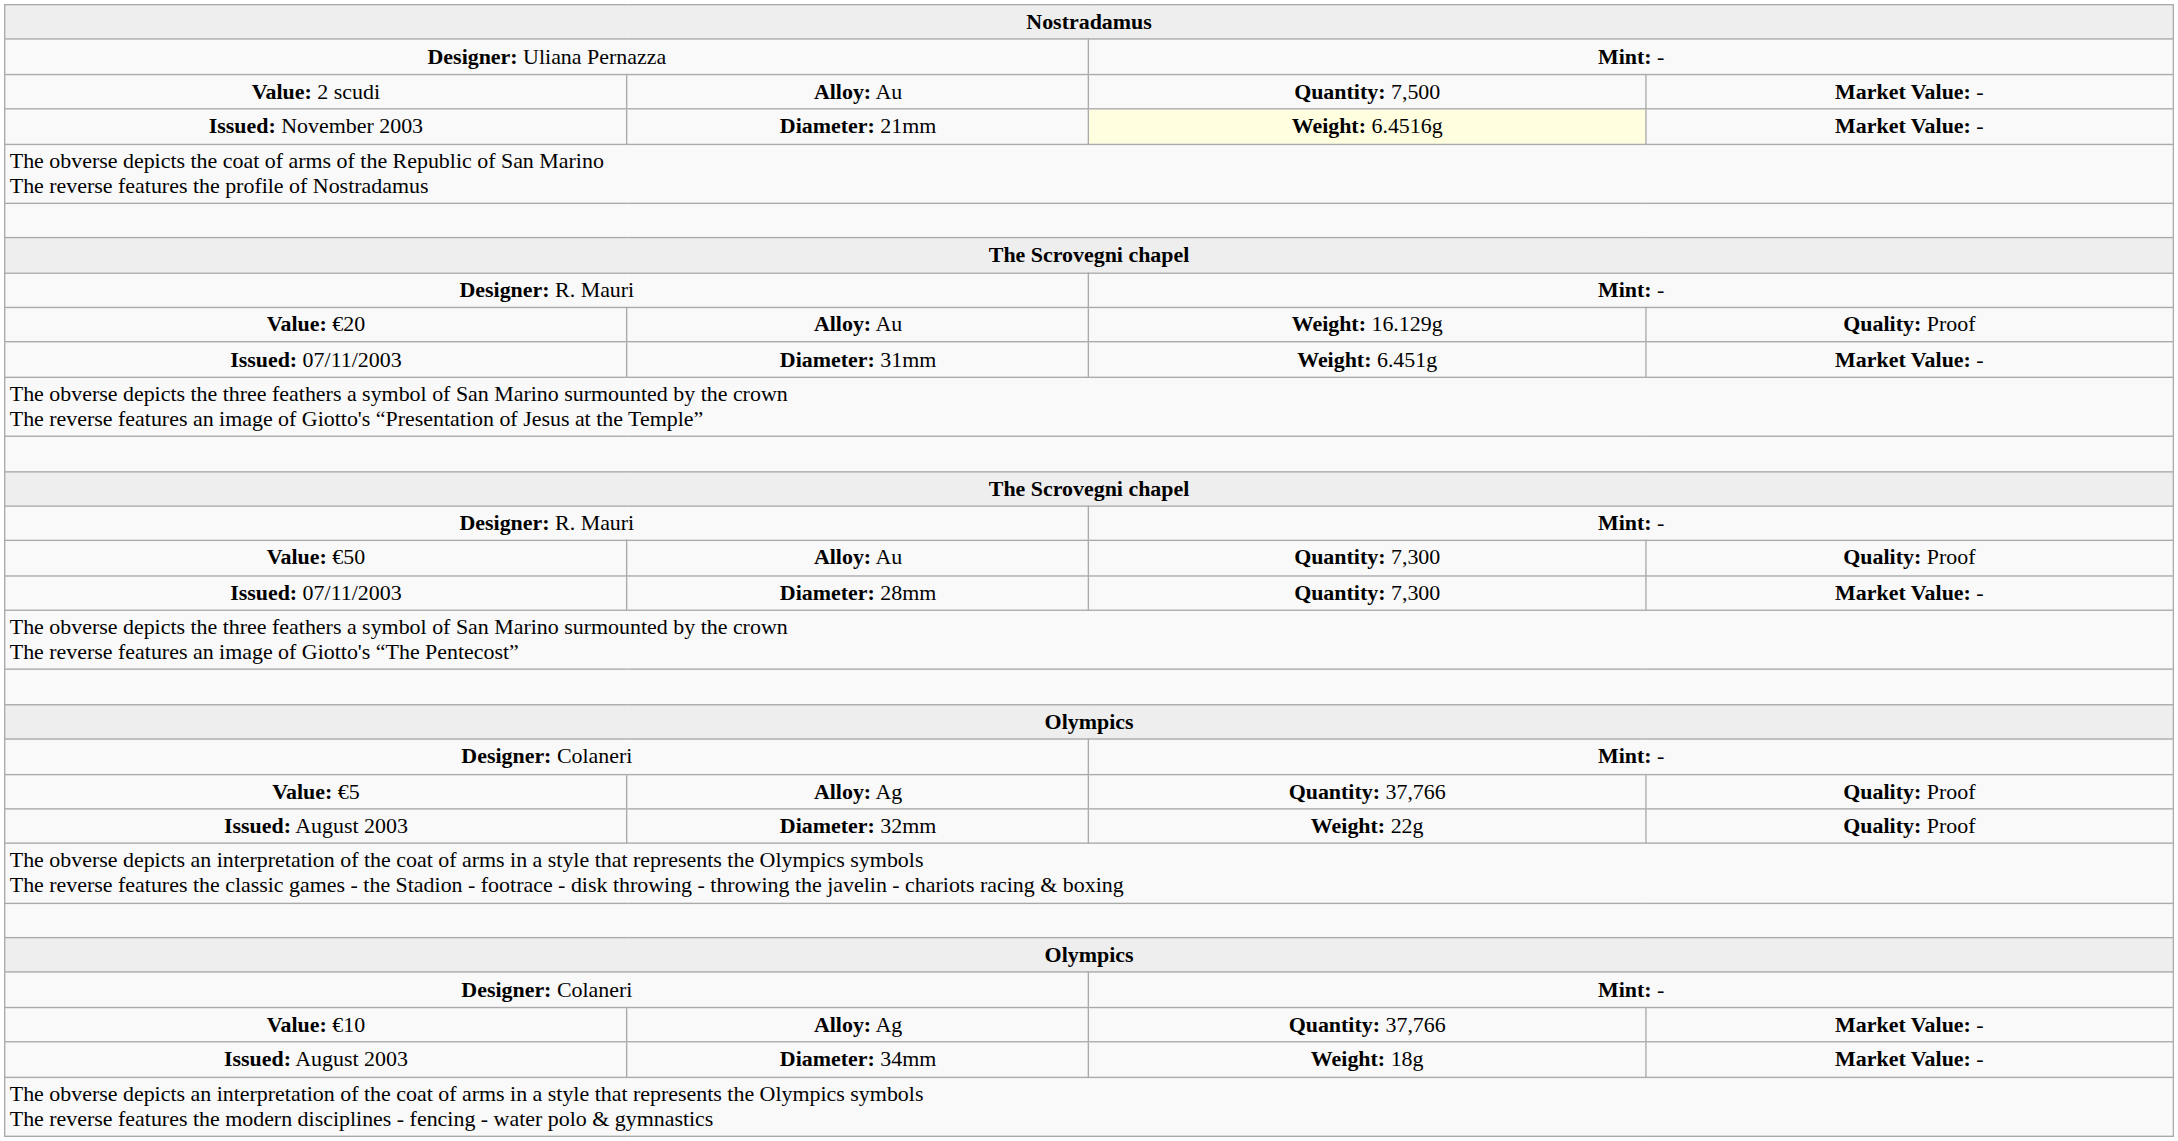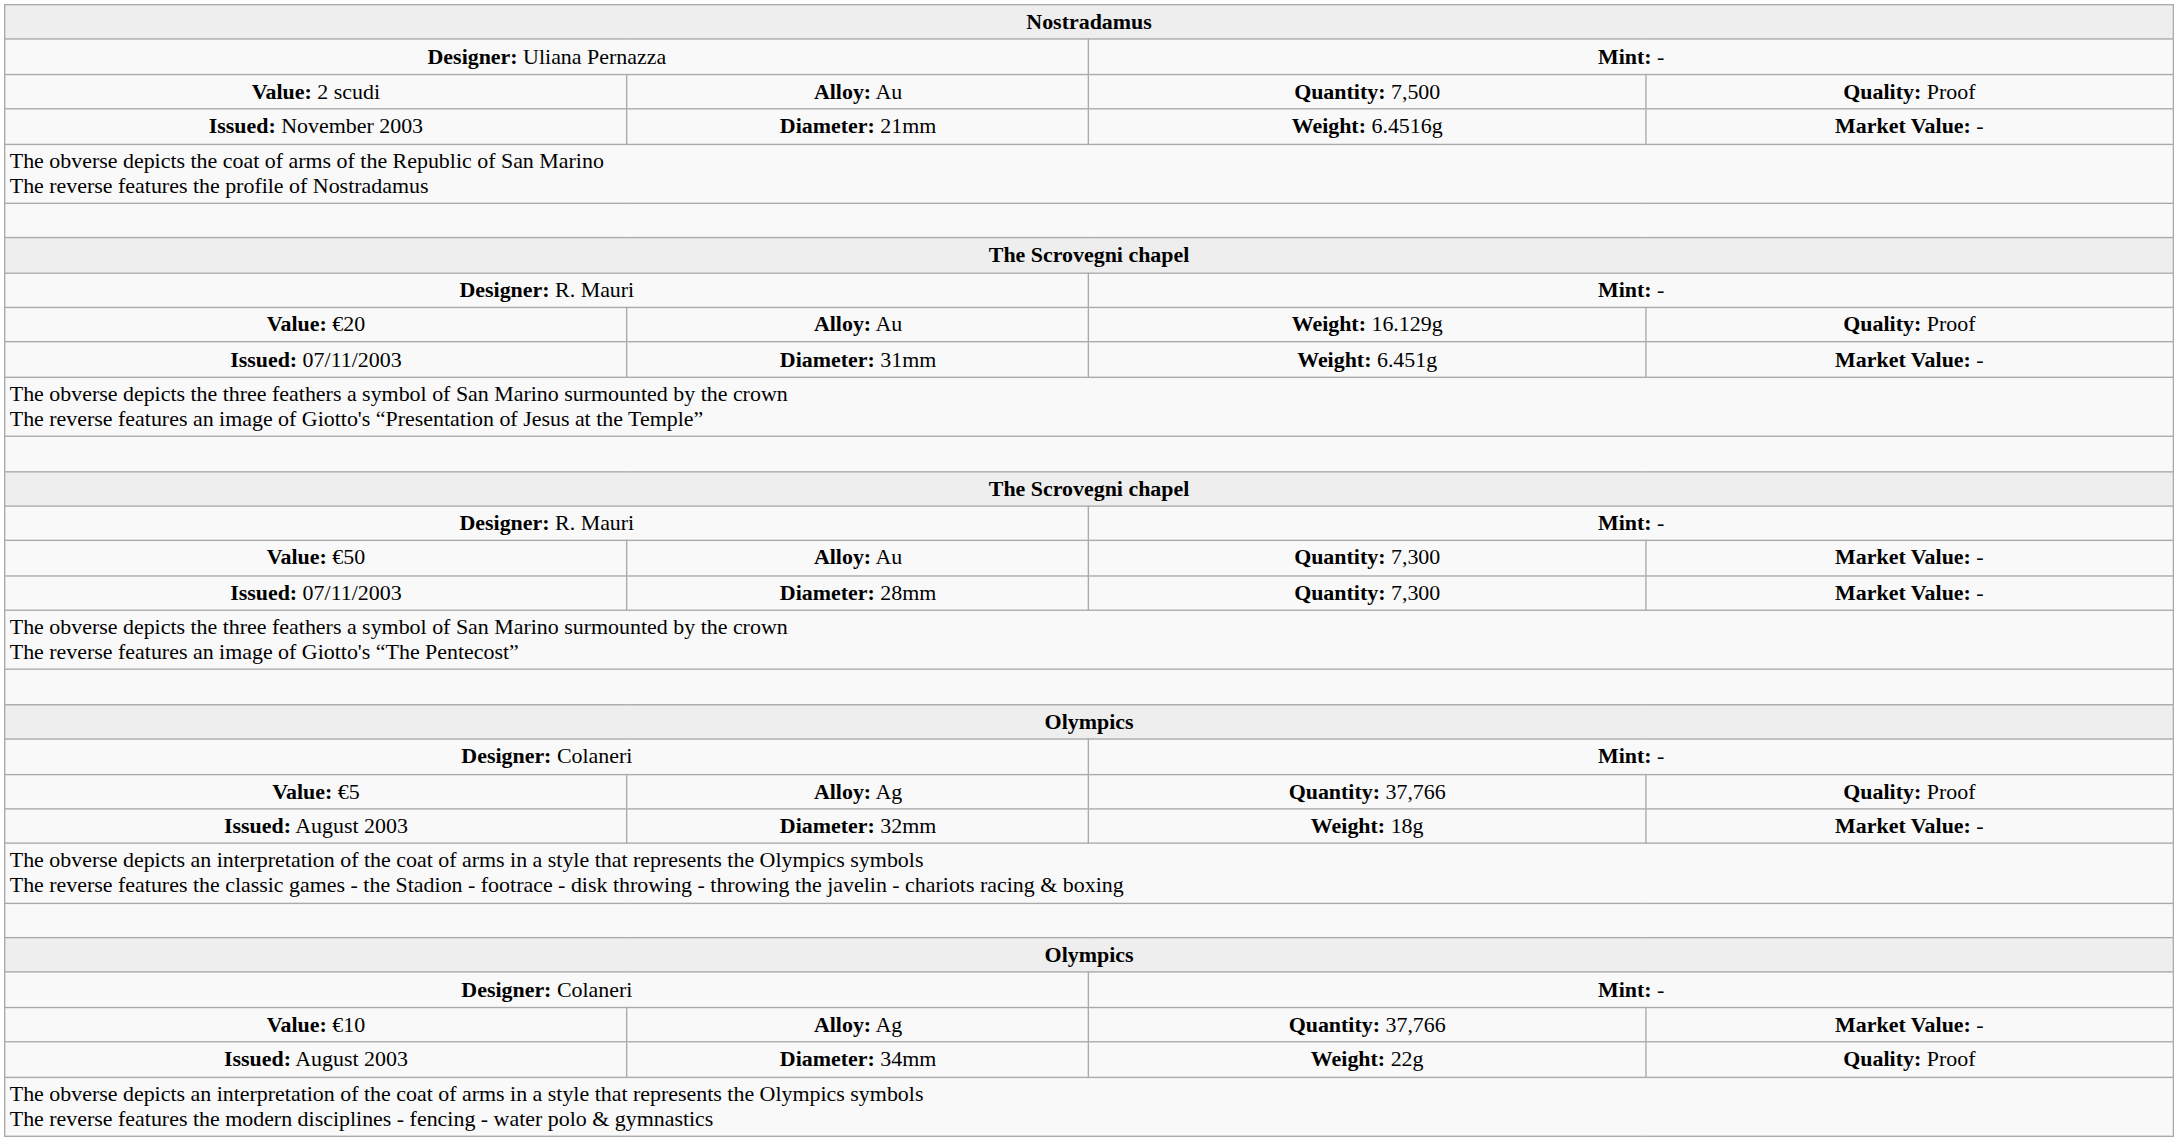(1909, 91) Market Value: - -> (1909, 91) Quality: Proof
(1367, 126) lightyellow background -> (1367, 126) no background
(1909, 557) Quality: Proof -> (1909, 557) Market Value: -
(1367, 825) Weight: 22g -> (1367, 825) Weight: 18g
(1909, 825) Quality: Proof -> (1909, 825) Market Value: -
(1367, 1059) Weight: 18g -> (1367, 1059) Weight: 22g
(1909, 1059) Market Value: - -> (1909, 1059) Quality: Proof
